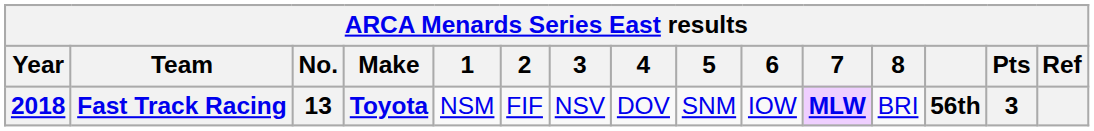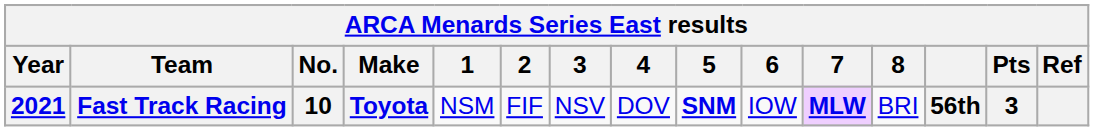(38, 106) 2018 -> (38, 106) 2021
(318, 106) 13 -> (318, 106) 10
(709, 106) normal -> (709, 106) bold
